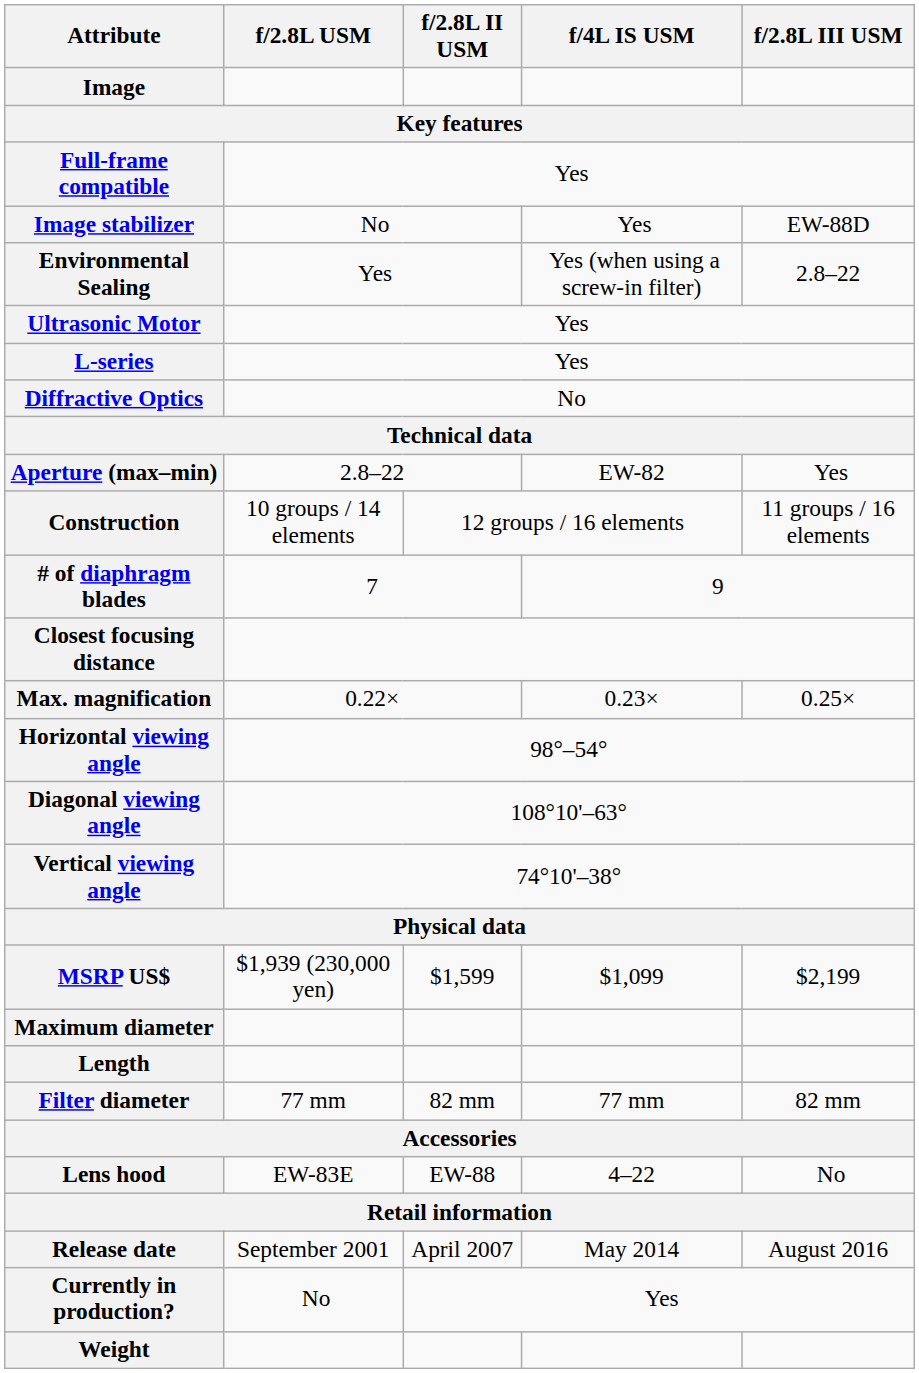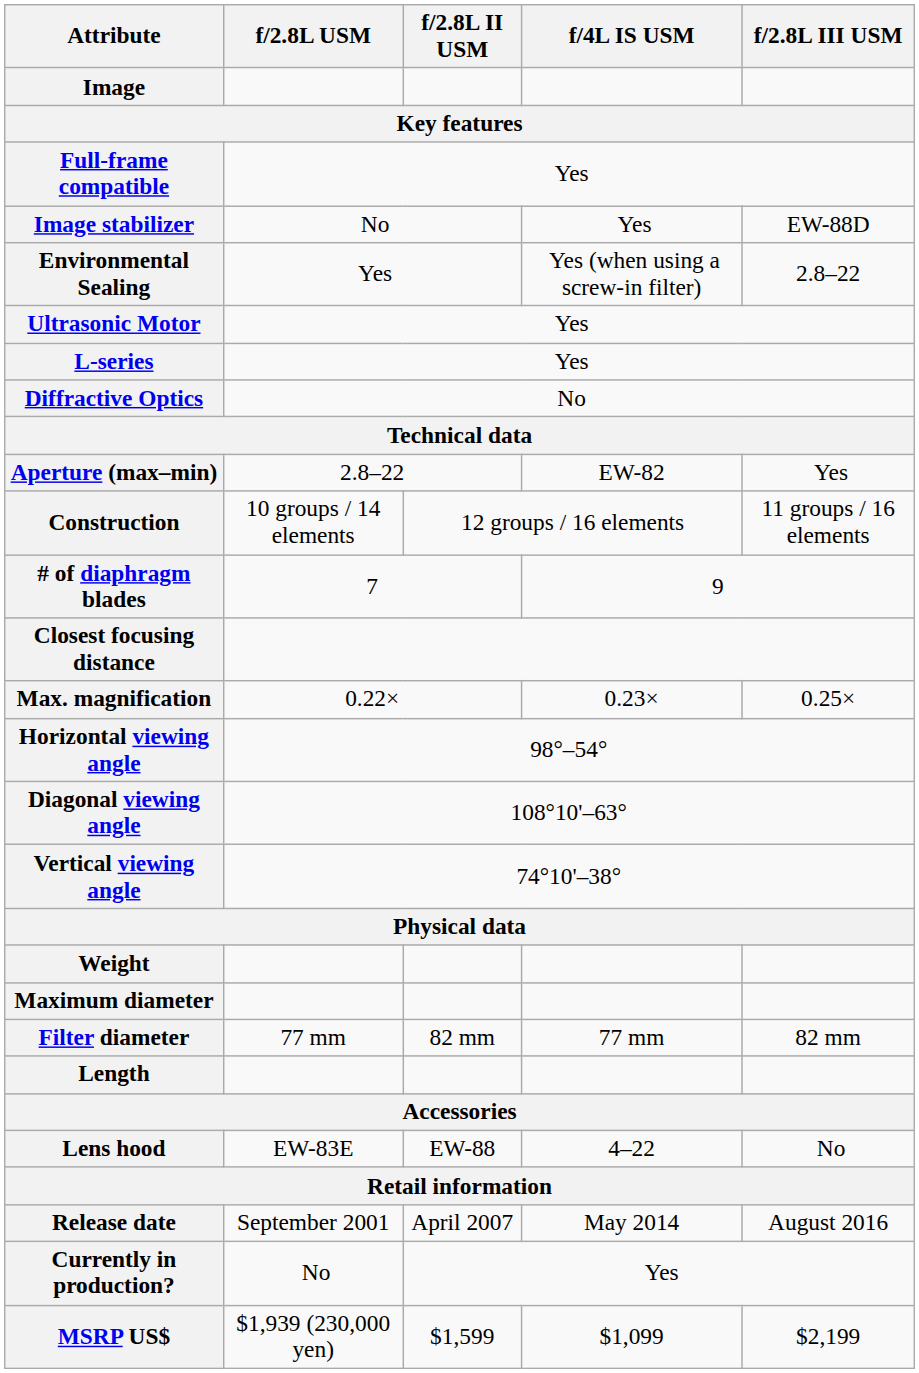rows swapped: (114, 1349) <-> (114, 976)
rows swapped: (114, 1063) <-> (114, 1100)
